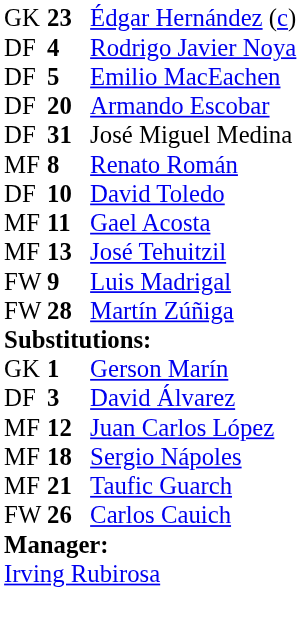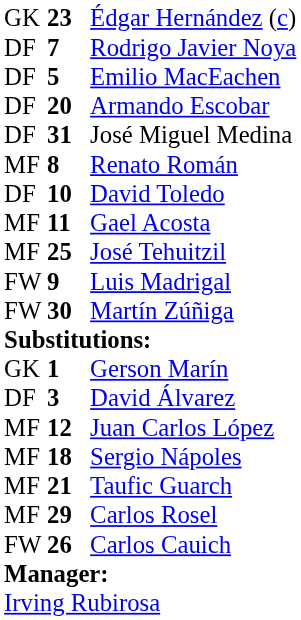(53, 47) 4 -> (53, 47) 7
(59, 252) 13 -> (59, 252) 25
(59, 310) 28 -> (59, 310) 30
+ row: (154, 515)
